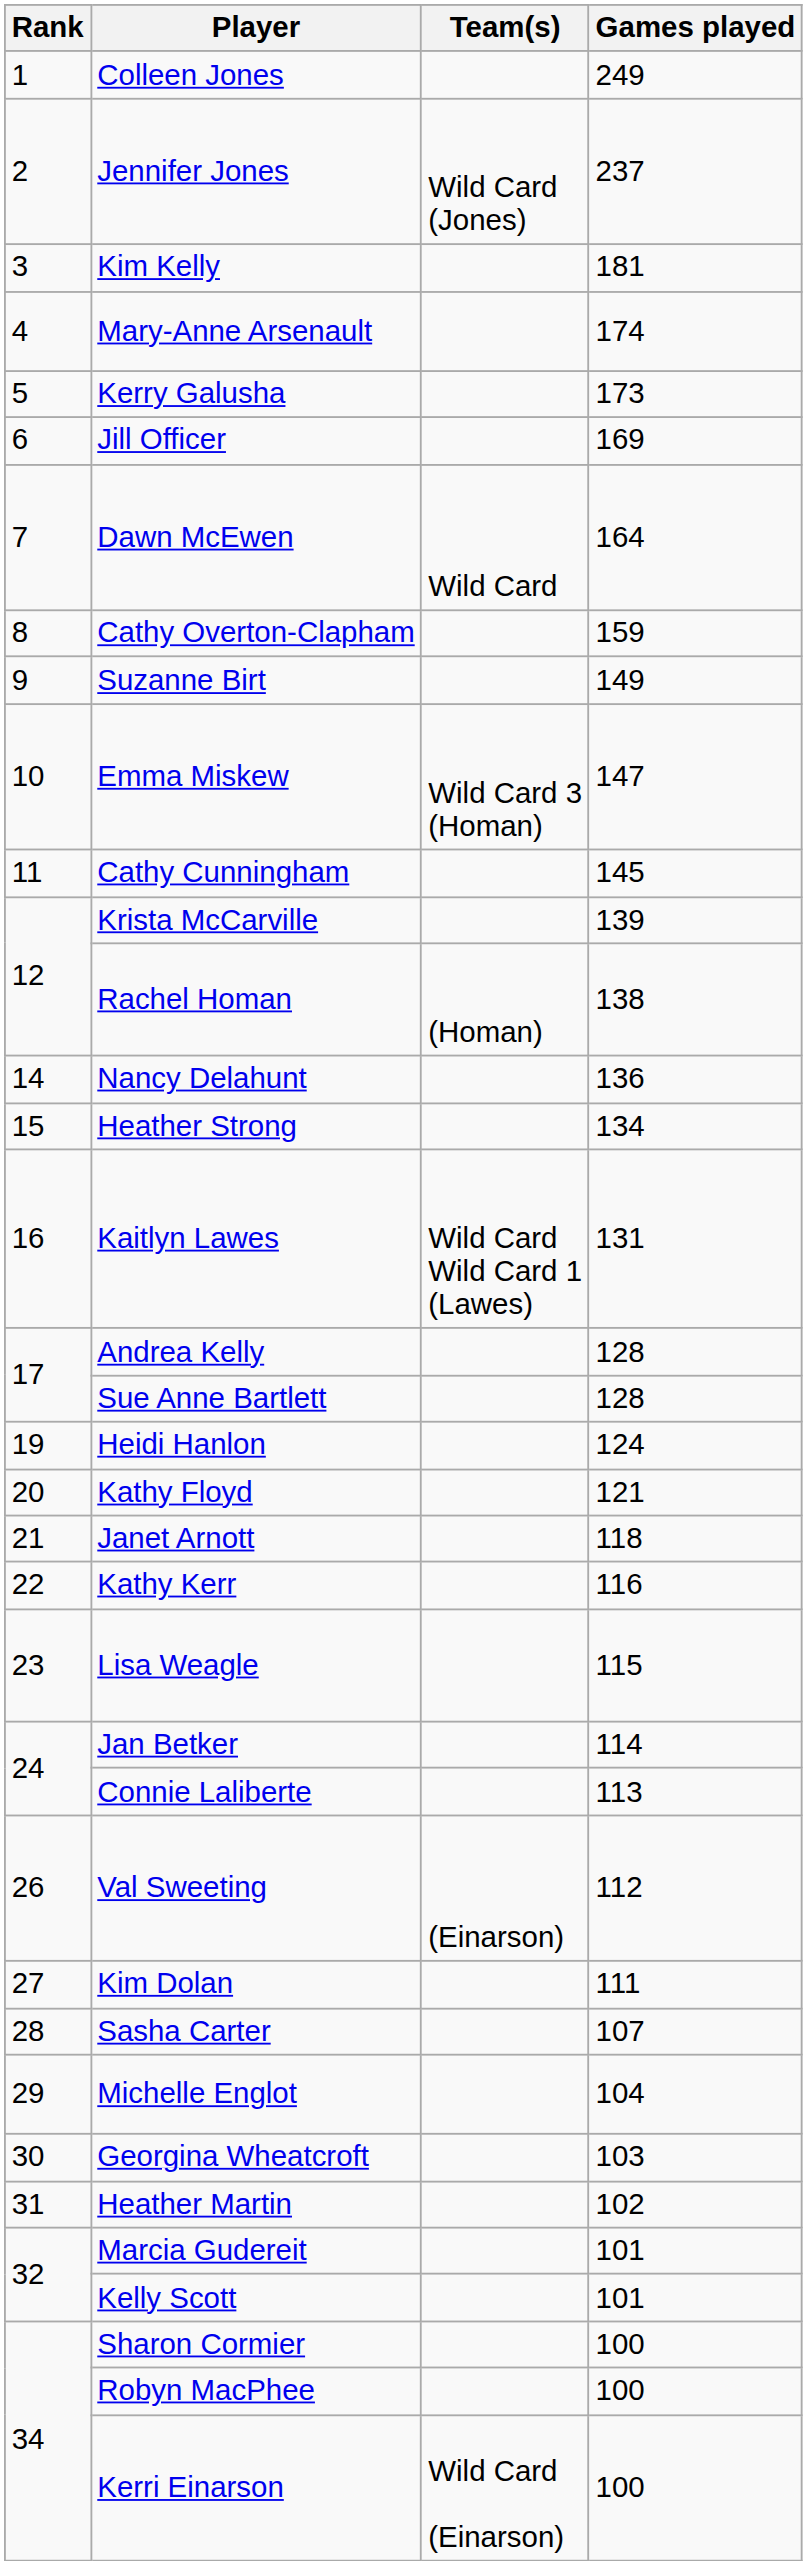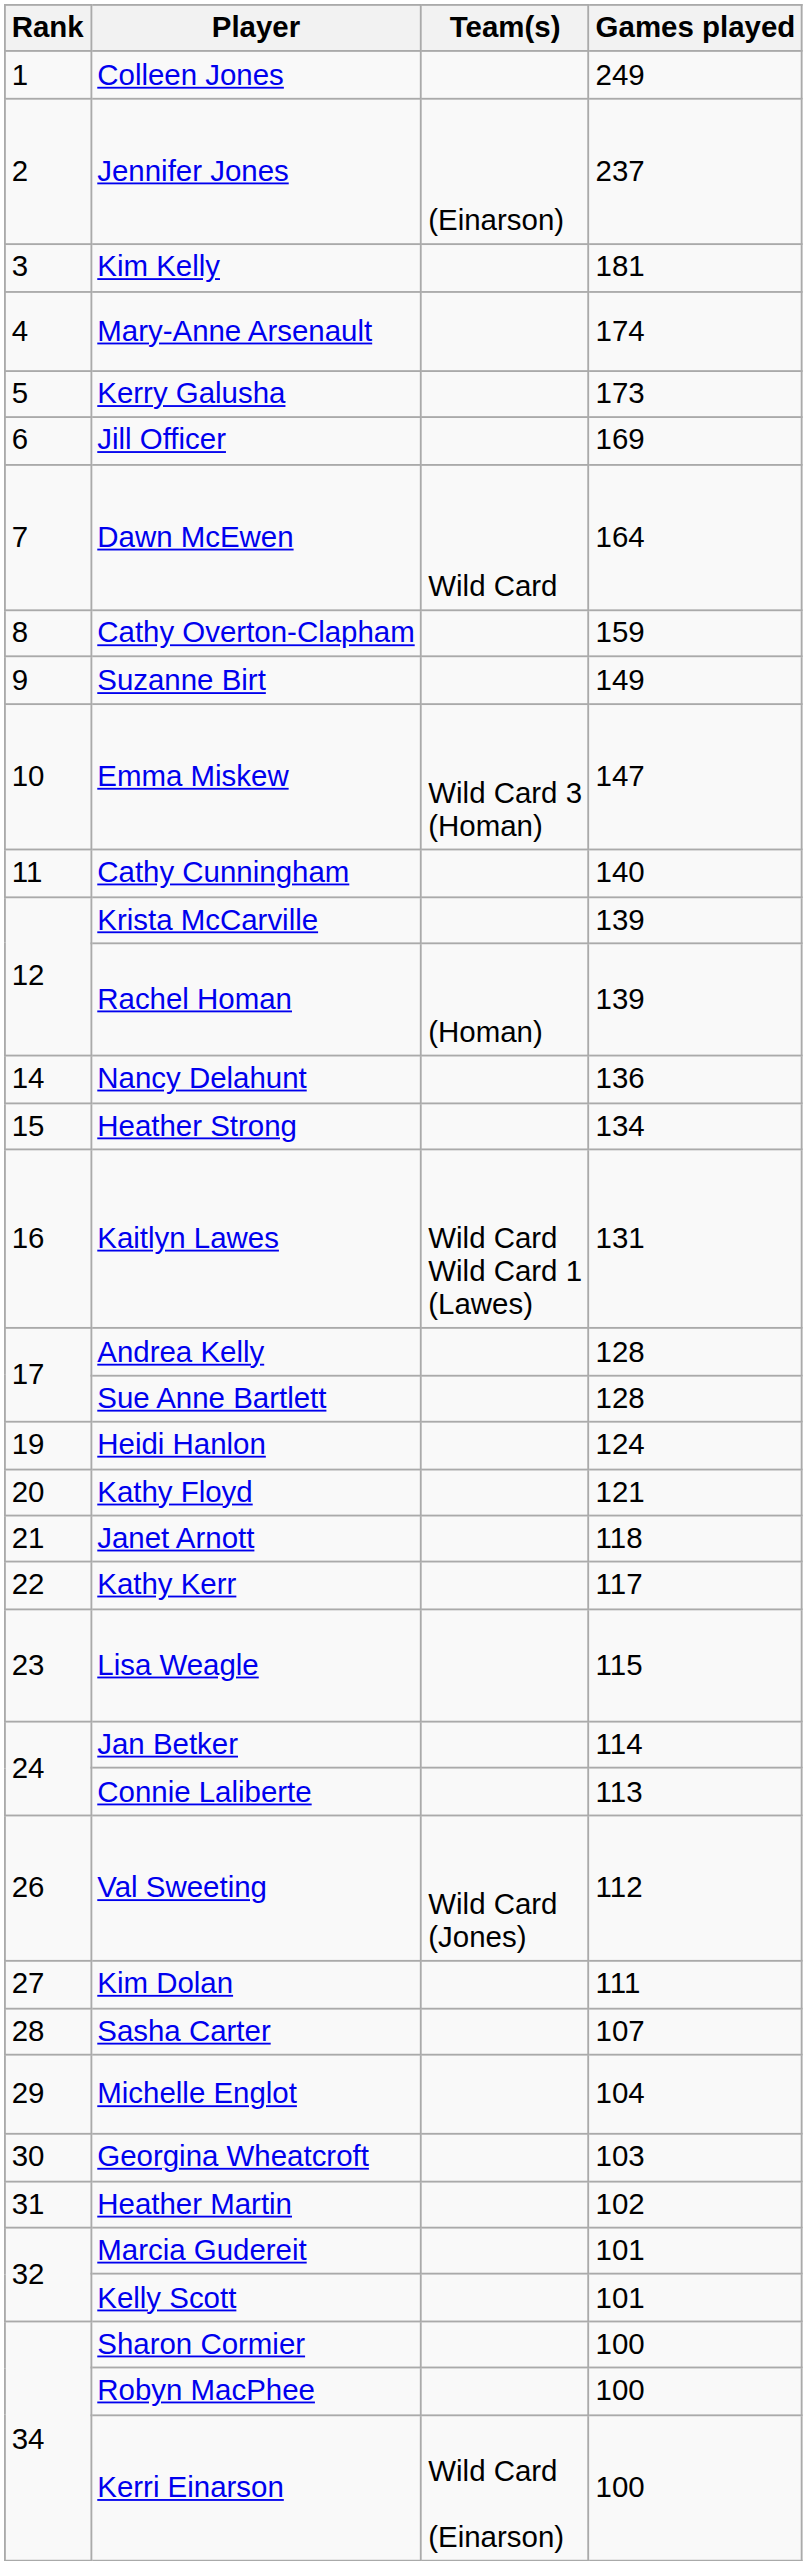(493, 204) Wild Card (Jones) -> (496, 220) (Einarson)
(620, 872) 145 -> (620, 872) 140
(620, 999) 138 -> (620, 999) 139
(619, 1584) 116 -> (619, 1584) 117
(496, 1937) (Einarson) -> (493, 1920) Wild Card (Jones)
